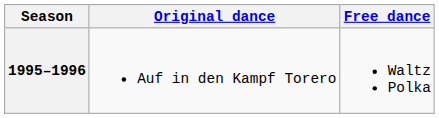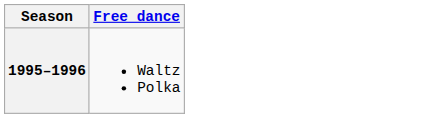- column: (215, 16)
